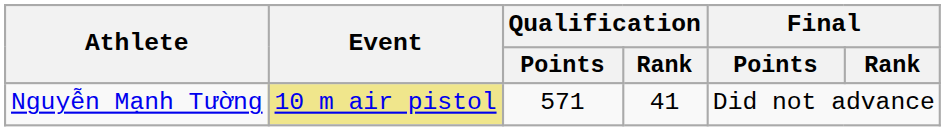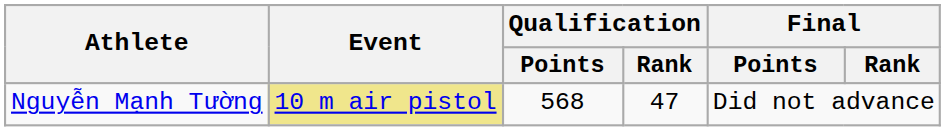(562, 104) 571 -> (562, 104) 568
(665, 104) 41 -> (665, 104) 47
